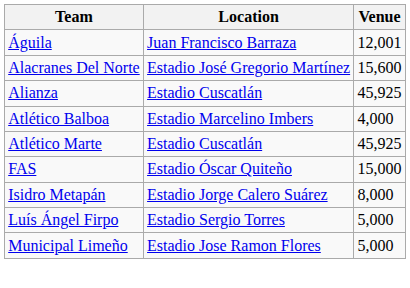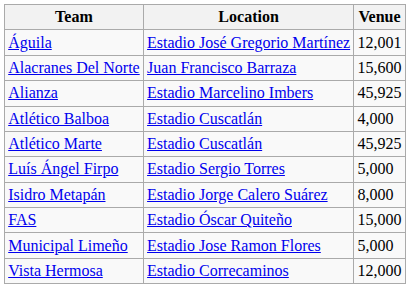(222, 42) Juan Francisco Barraza -> (249, 42) Estadio José Gregorio Martínez
(249, 67) Estadio José Gregorio Martínez -> (222, 67) Juan Francisco Barraza
(205, 93) Estadio Cuscatlán -> (230, 93) Estadio Marcelino Imbers
(230, 118) Estadio Marcelino Imbers -> (205, 118) Estadio Cuscatlán
rows swapped: (22, 169) <-> (63, 220)
+ row: (55, 270)
